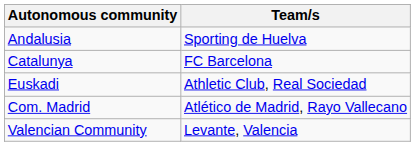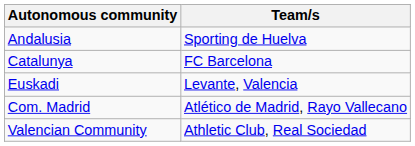(275, 84) Athletic Club, Real Sociedad -> (241, 84) Levante, Valencia
(241, 130) Levante, Valencia -> (275, 130) Athletic Club, Real Sociedad
